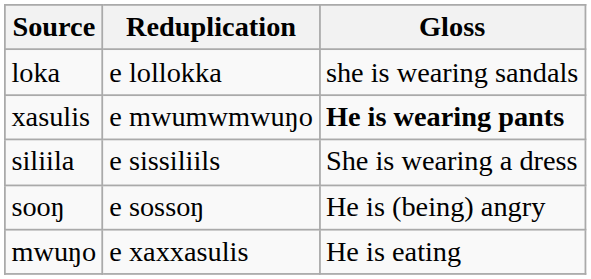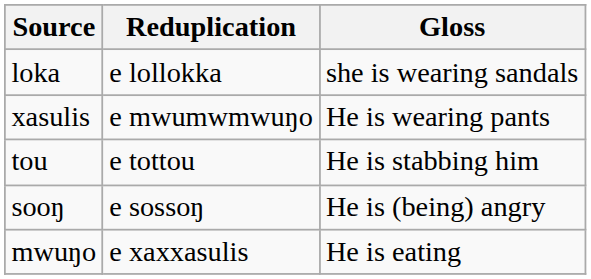(445, 116) bold -> (438, 116) normal
+ row: (30, 161)
- row: (43, 161)
